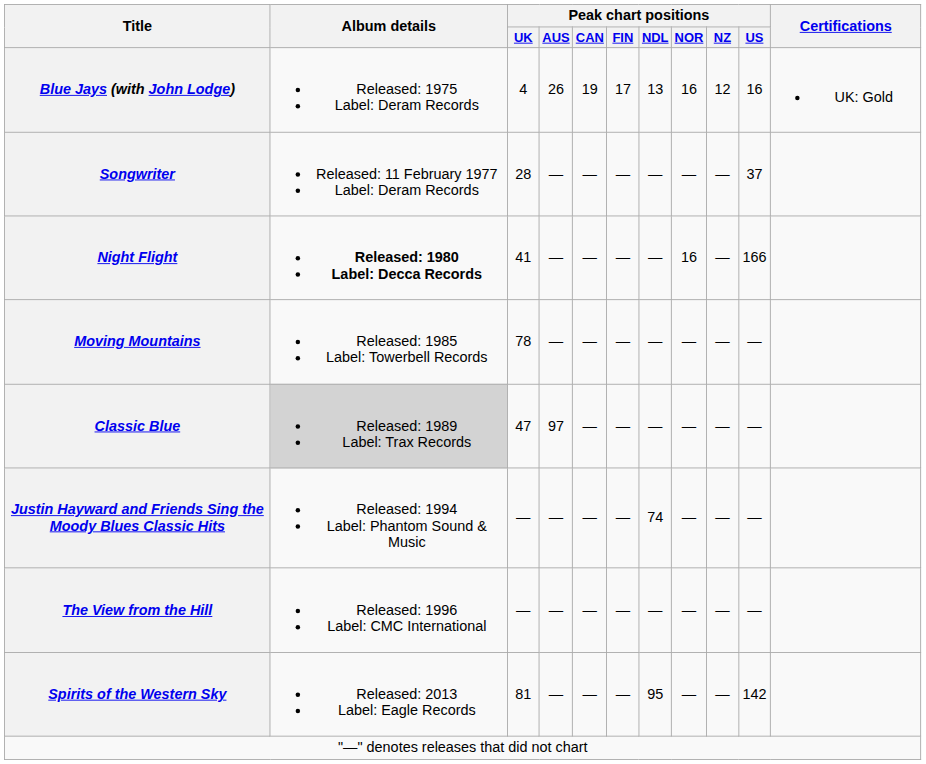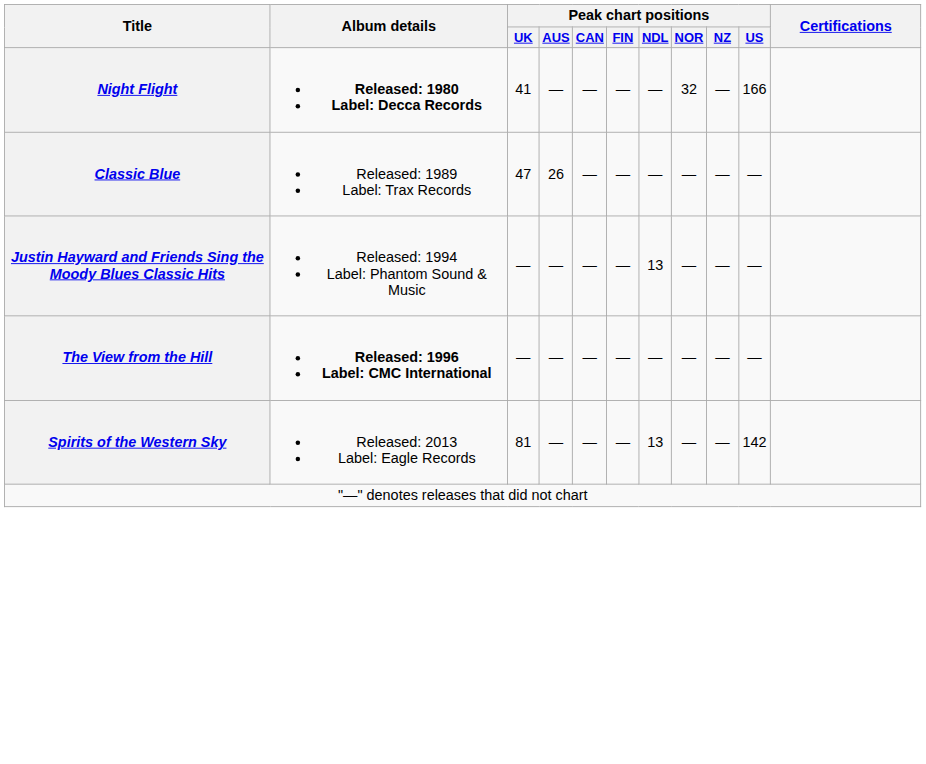- row: (137, 89)
- row: (137, 173)
(689, 257) 16 -> (689, 89) 32
- row: (137, 341)
(389, 434) lightgrey background -> (389, 182) no background
(556, 425) 97 -> (556, 173) 26
(655, 518) 74 -> (655, 266) 13
(389, 618) normal -> (389, 366) bold
(655, 694) 95 -> (655, 442) 13
